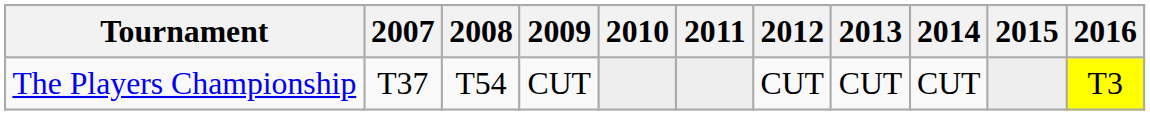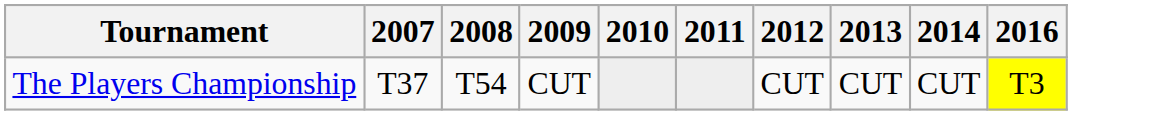- column: (1027, 30)
